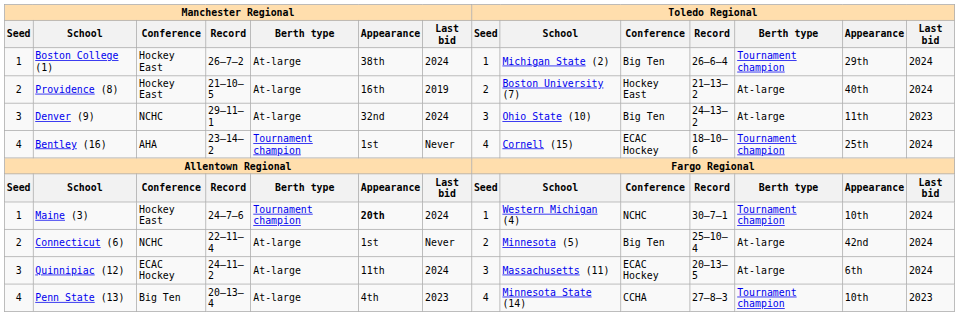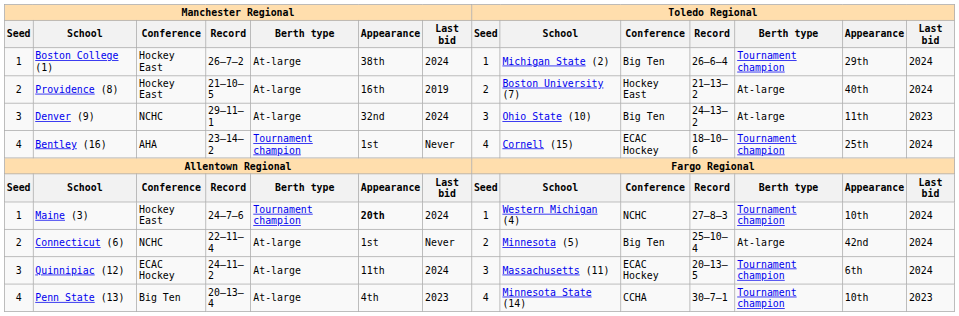(710, 215) 30–7–1 -> (710, 215) 27–8–3
(761, 270) At-large -> (767, 270) Tournament champion
(710, 298) 27–8–3 -> (710, 298) 30–7–1
